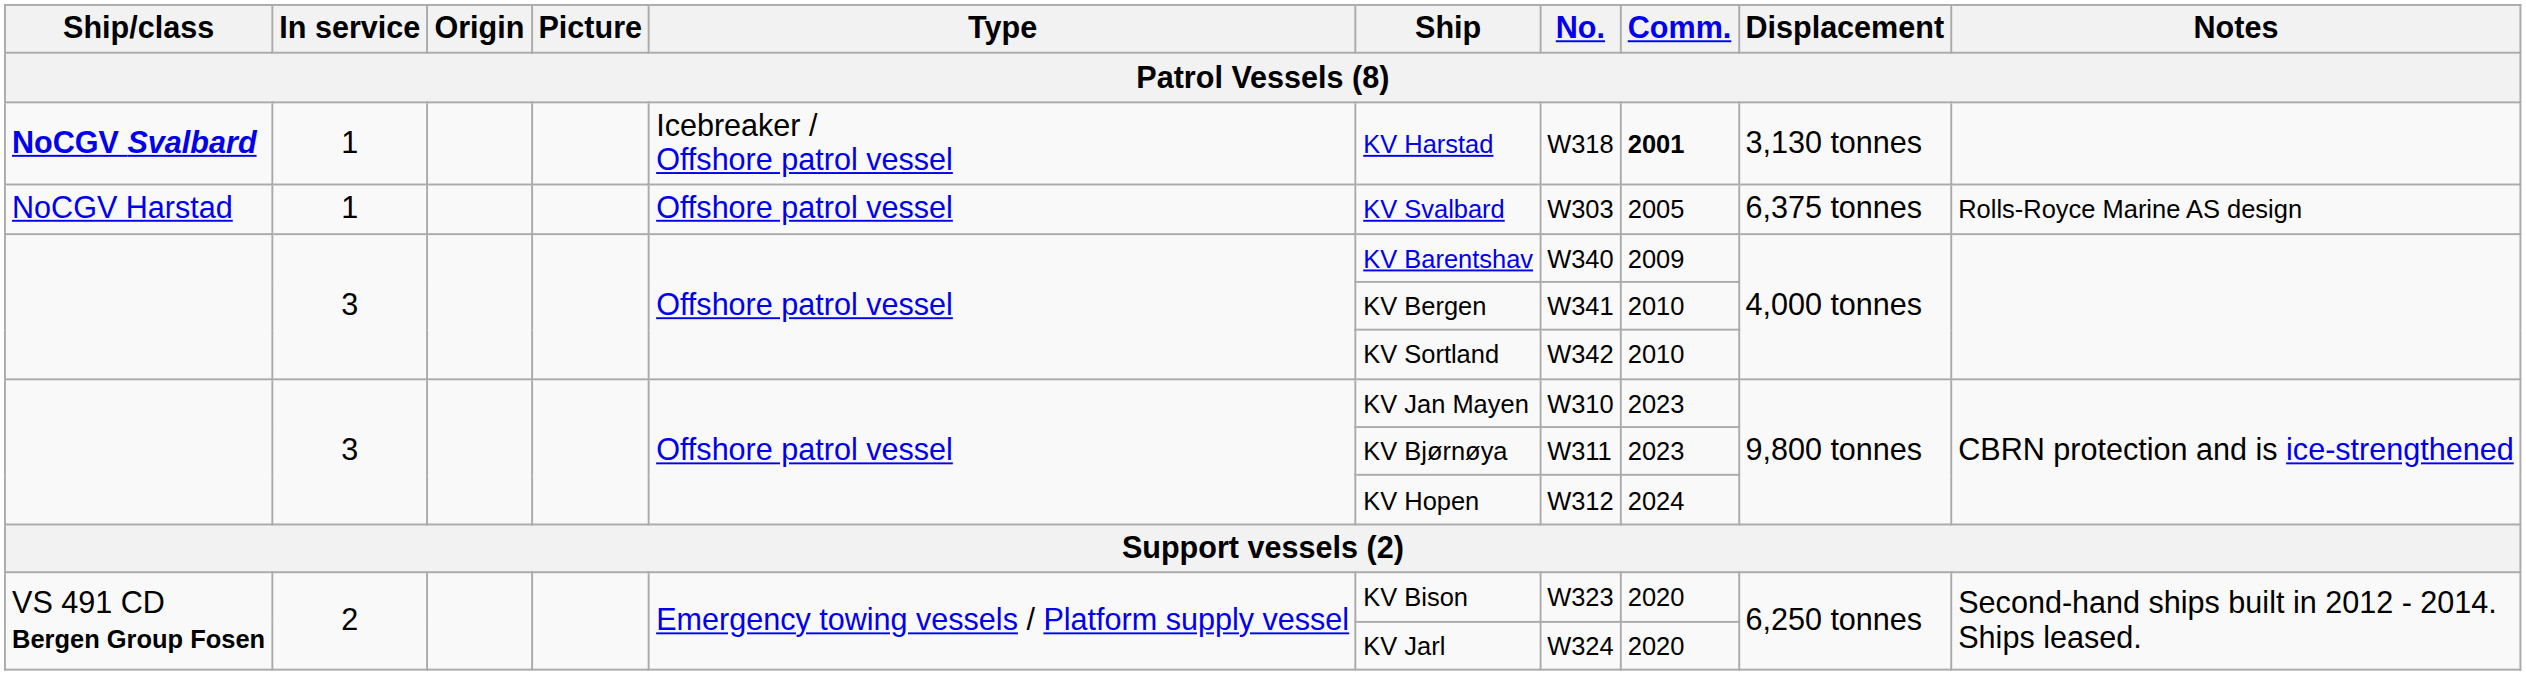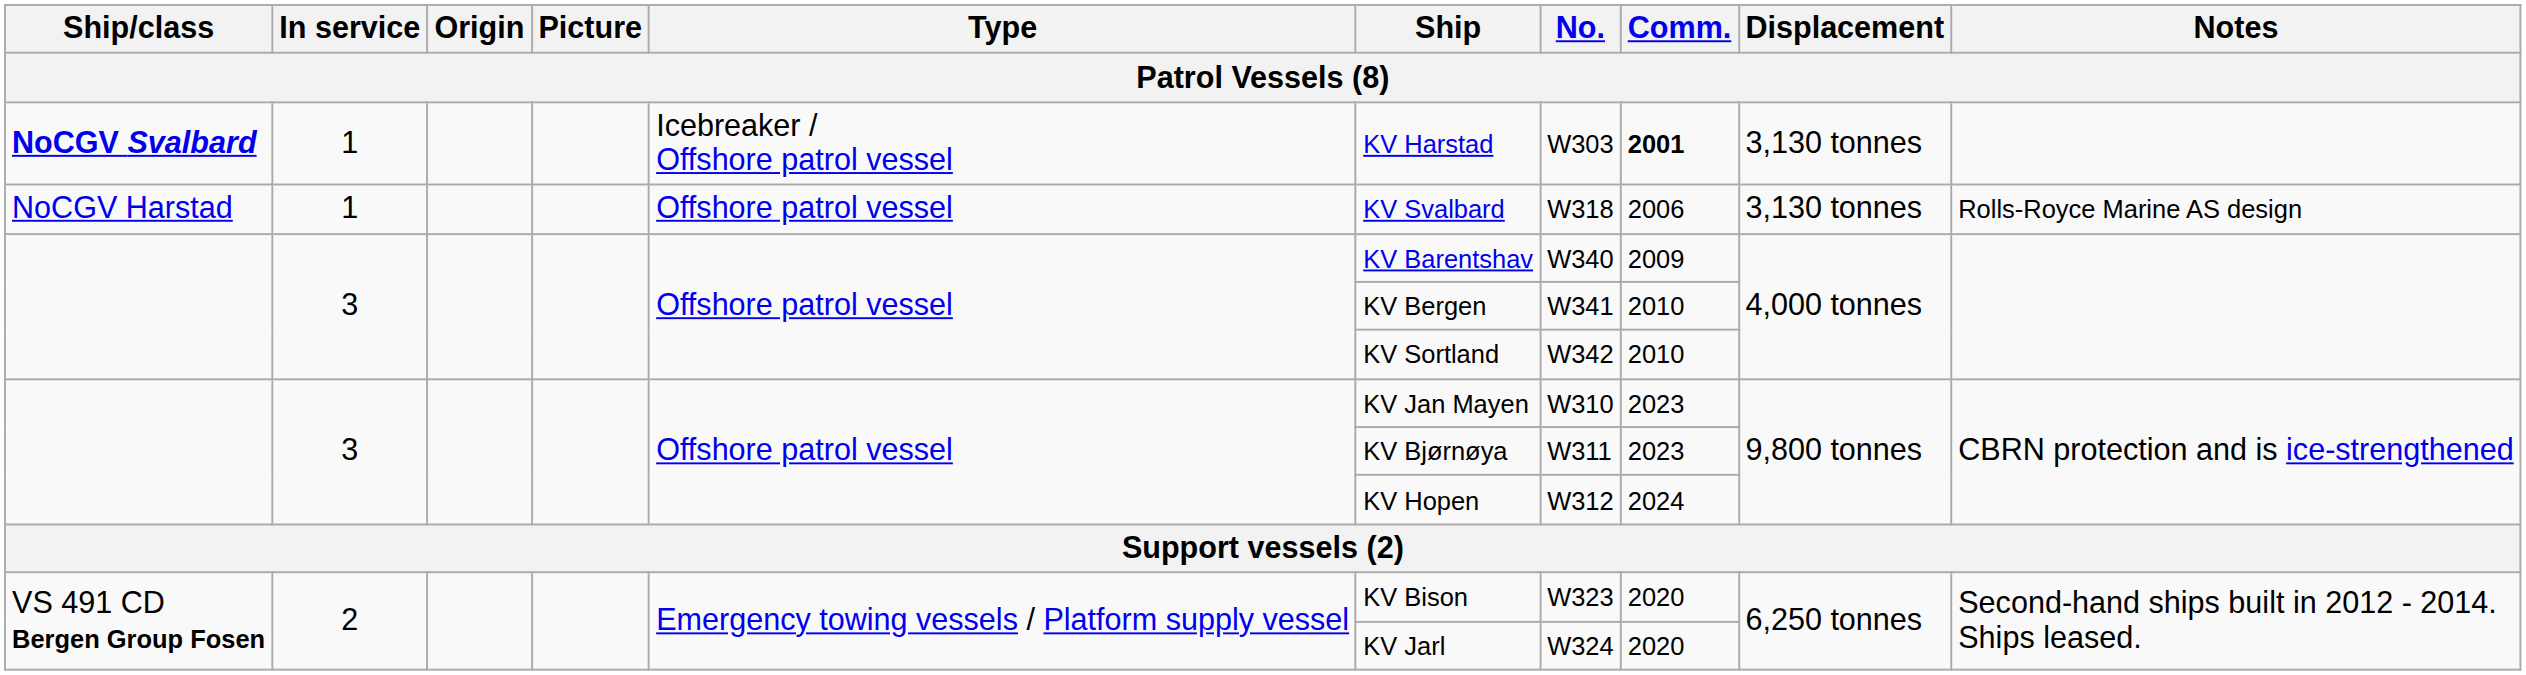(1580, 144) W318 -> (1580, 144) W303
(1580, 210) W303 -> (1580, 210) W318
(1656, 210) 2005 -> (1656, 210) 2006
(1834, 208) 6,375 tonnes -> (1834, 208) 3,130 tonnes
